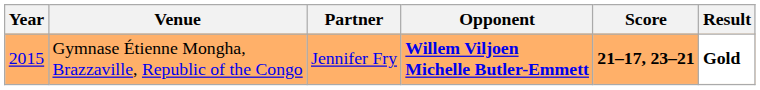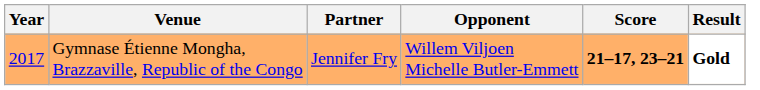(26, 59) 2015 -> (26, 59) 2017
(497, 59) bold -> (492, 59) normal
